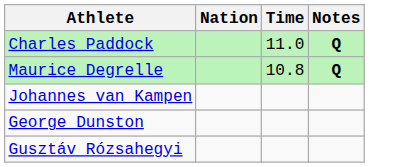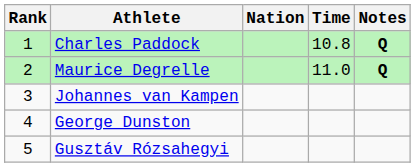+ column: (28, 18)
(285, 44) 11.0 -> (331, 44) 10.8
(285, 70) 10.8 -> (331, 70) 11.0
